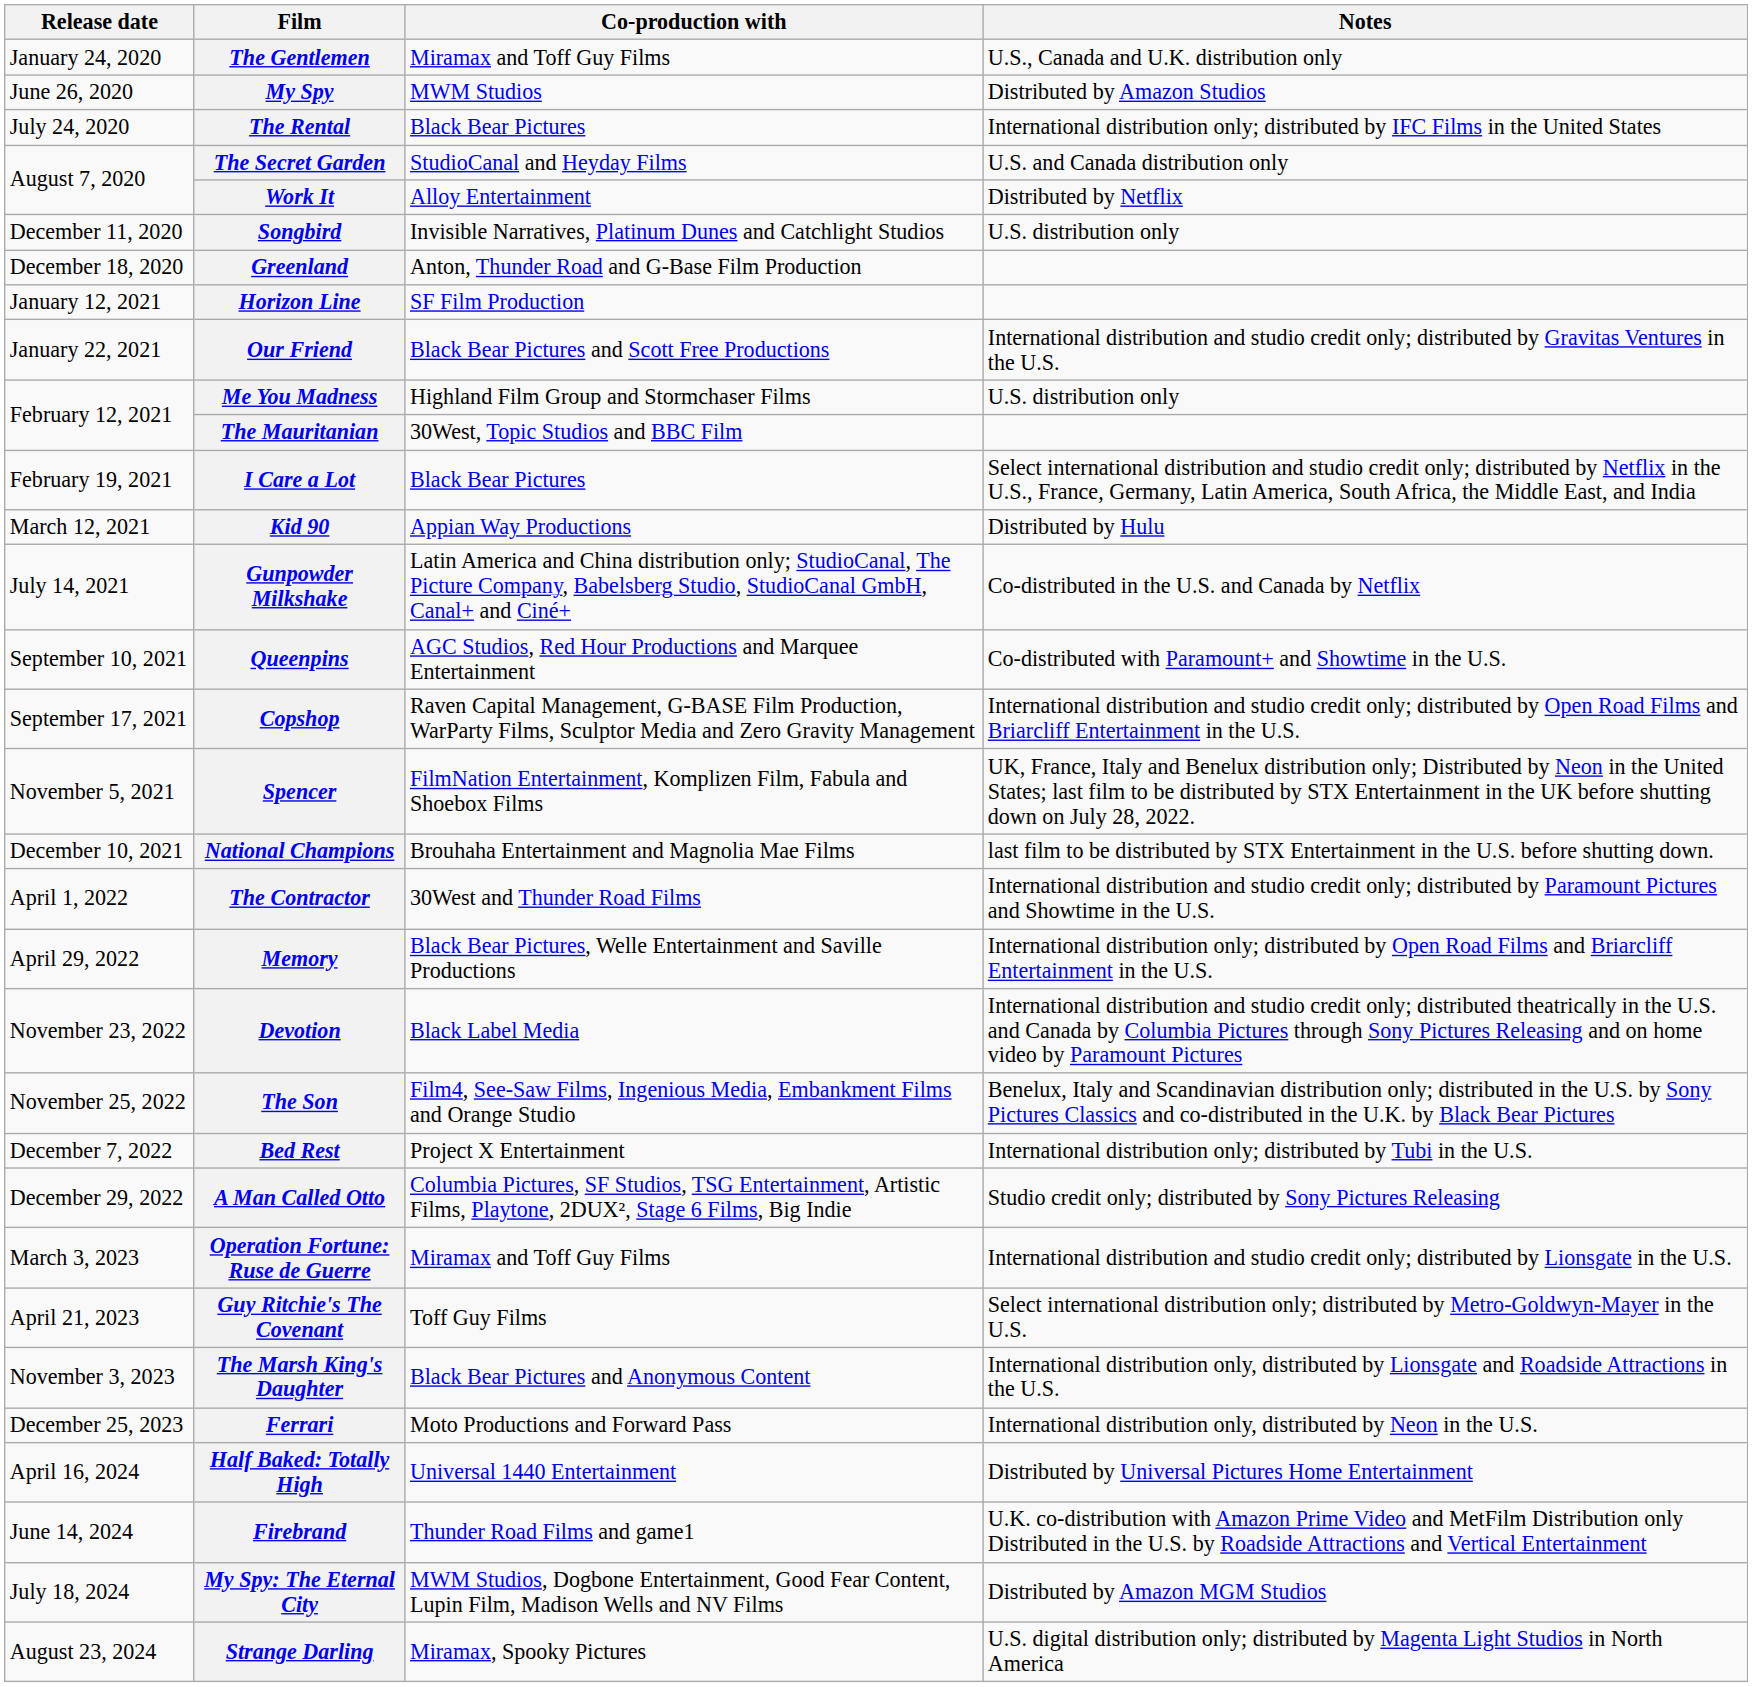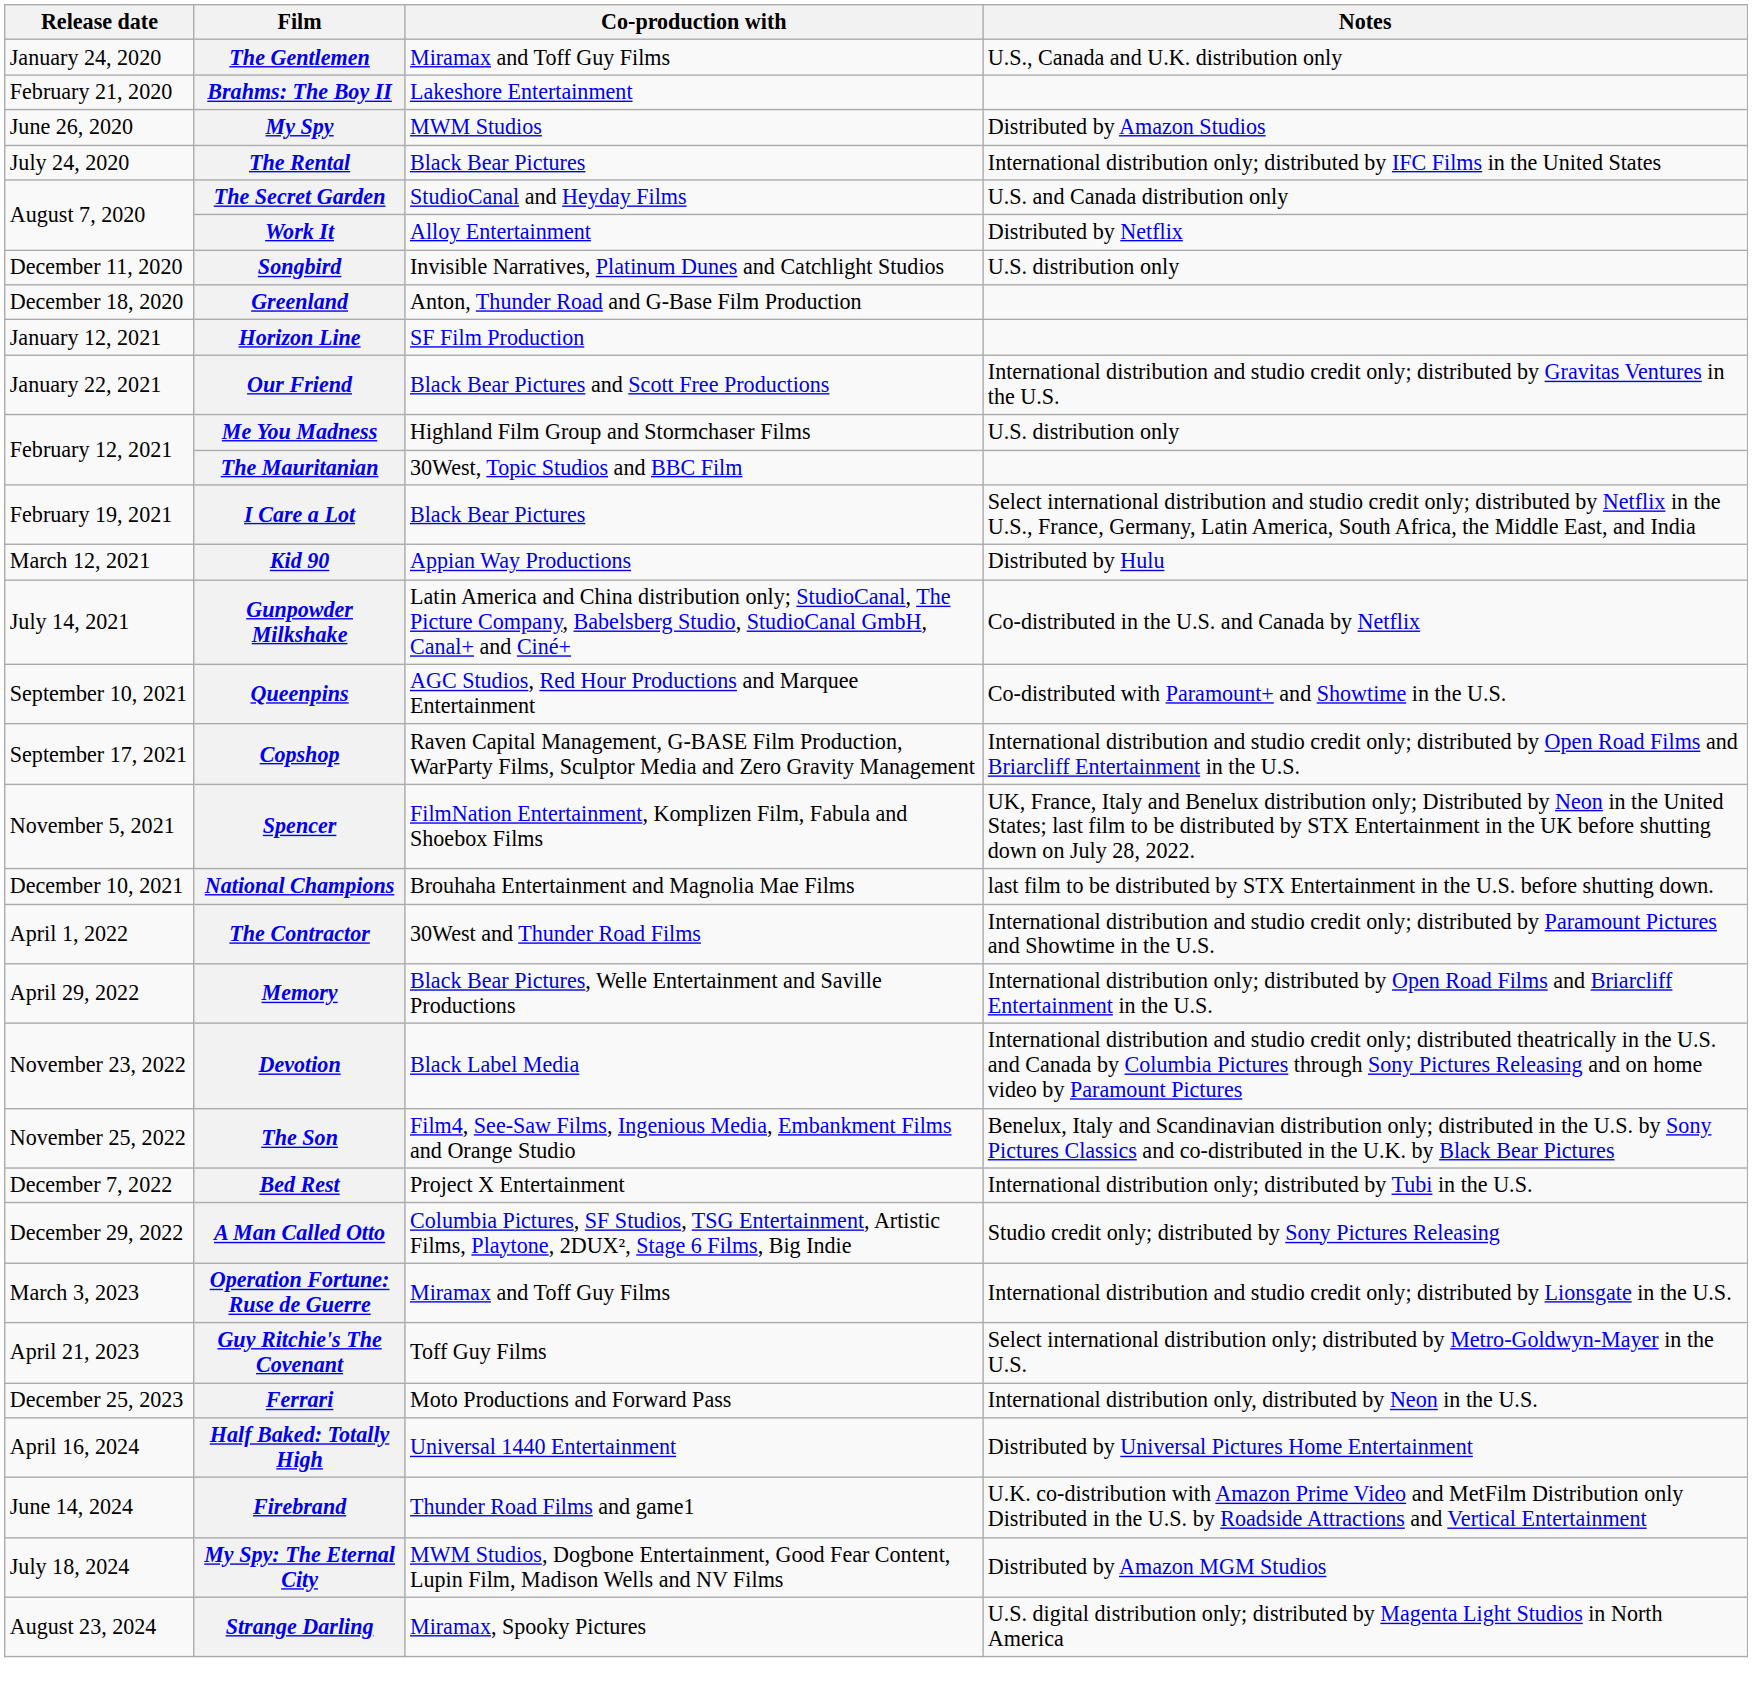+ row: (300, 92)
- row: (300, 1377)
